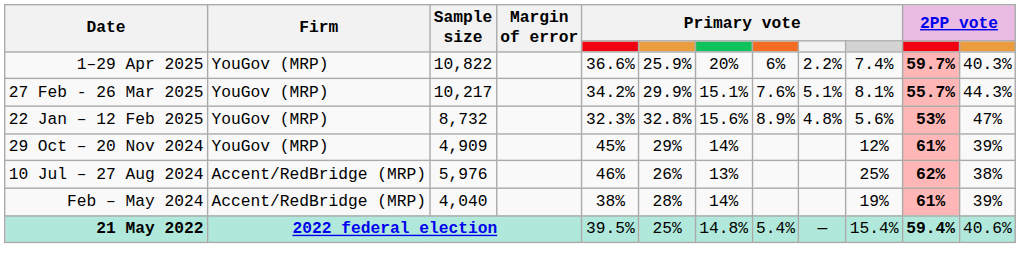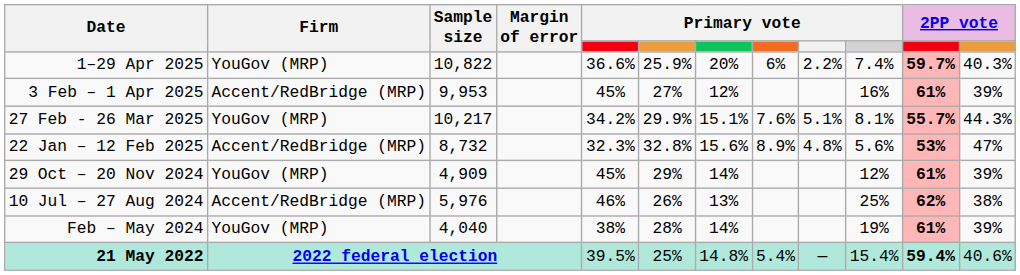+ row: (116, 92)
(270, 119) YouGov (MRP) -> (319, 147) Accent/RedBridge (MRP)
(319, 201) Accent/RedBridge (MRP) -> (270, 229) YouGov (MRP)
